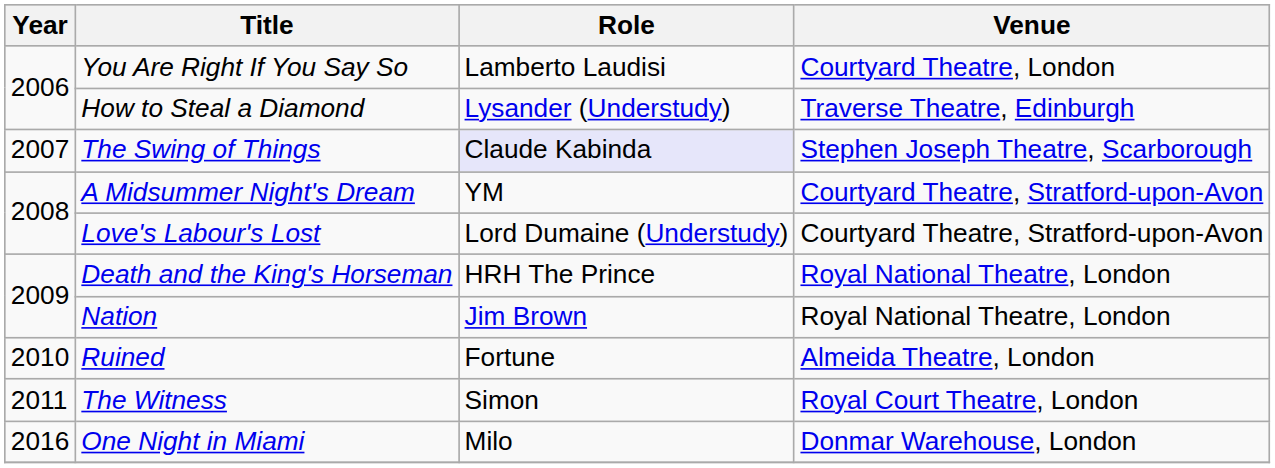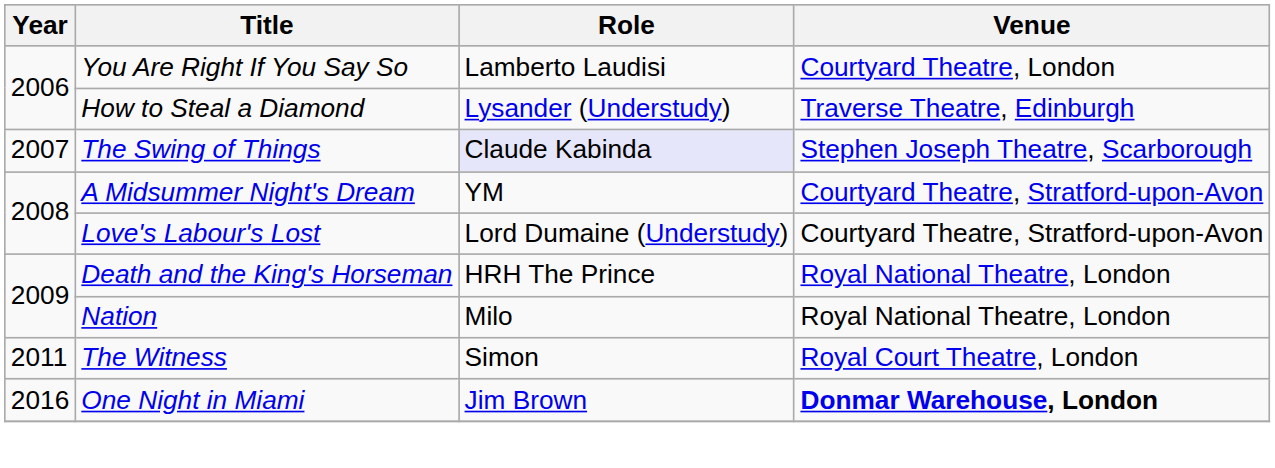(526, 316) Jim Brown -> (489, 316) Milo
- row: (123, 358)
(489, 441) Milo -> (526, 399) Jim Brown
(968, 441) normal -> (979, 399) bold
